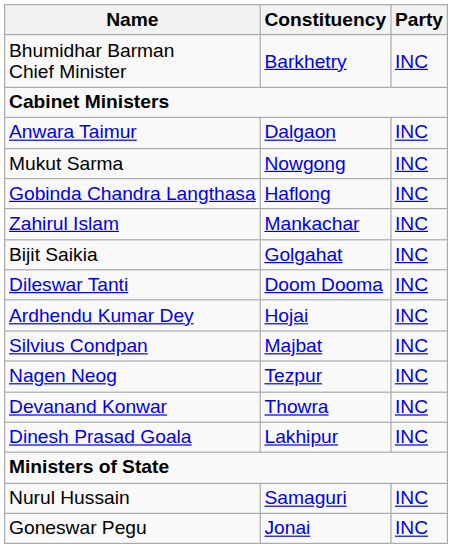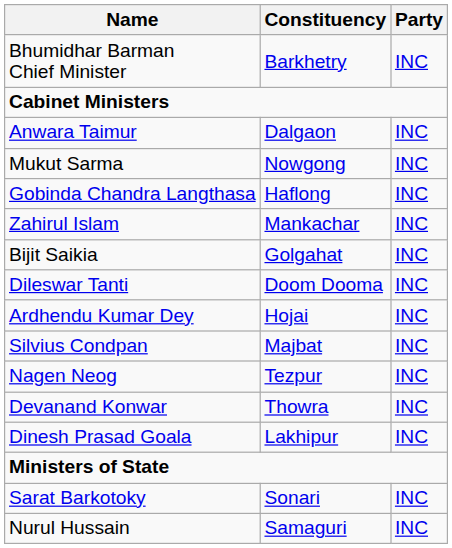+ row: (77, 498)
- row: (78, 528)
